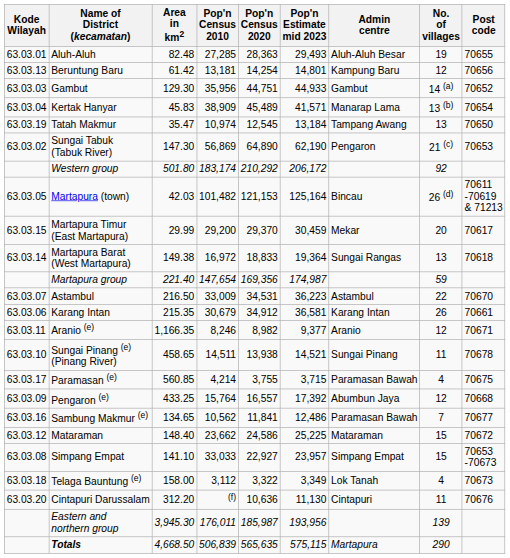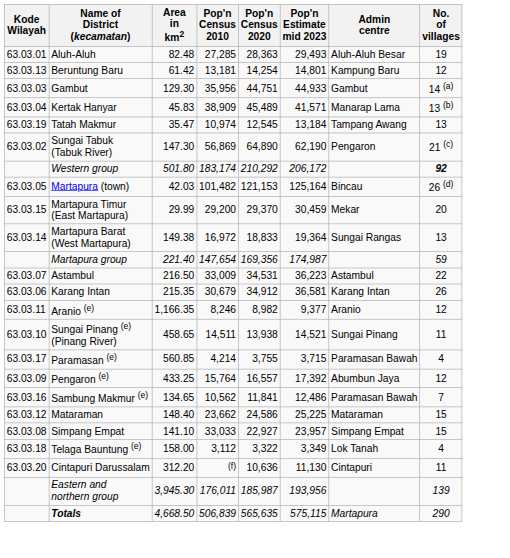- column: (484, 25)
(441, 169) normal -> (441, 169) bold
